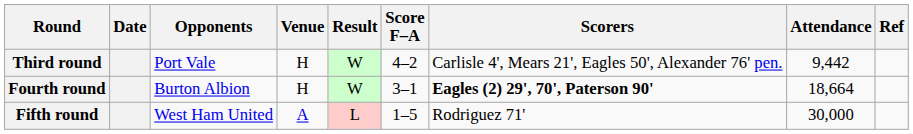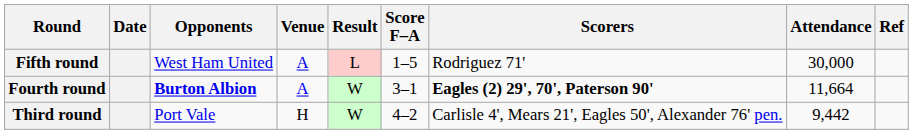rows swapped: (57, 62) <-> (57, 115)
(202, 89) normal -> (205, 89) bold
(303, 89) H -> (303, 89) A
(831, 89) 18,664 -> (831, 89) 11,664
